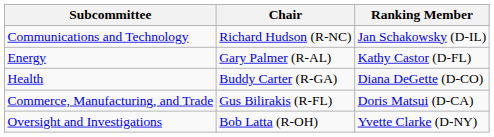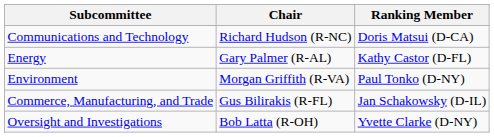(422, 36) Jan Schakowsky (D-IL) -> (416, 36) Doris Matsui (D-CA)
+ row: (43, 79)
- row: (25, 79)
(416, 100) Doris Matsui (D-CA) -> (422, 100) Jan Schakowsky (D-IL)
